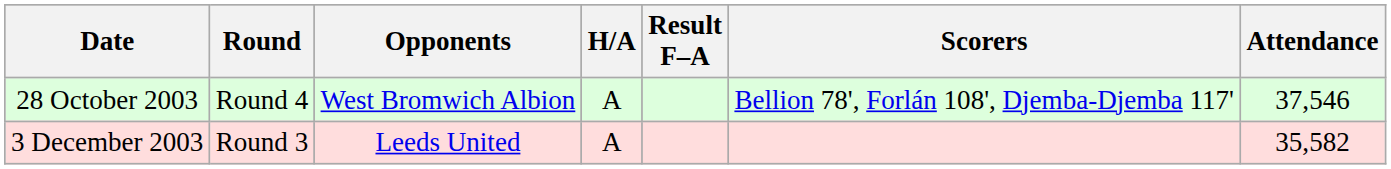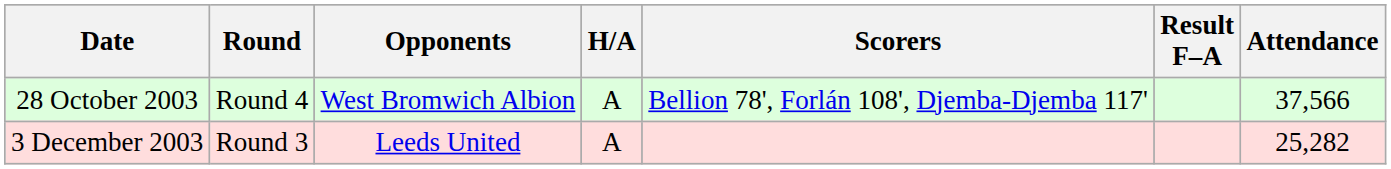columns swapped: (685, 41) <-> (984, 41)
(1313, 99) 37,546 -> (1313, 99) 37,566
(1313, 142) 35,582 -> (1313, 142) 25,282
